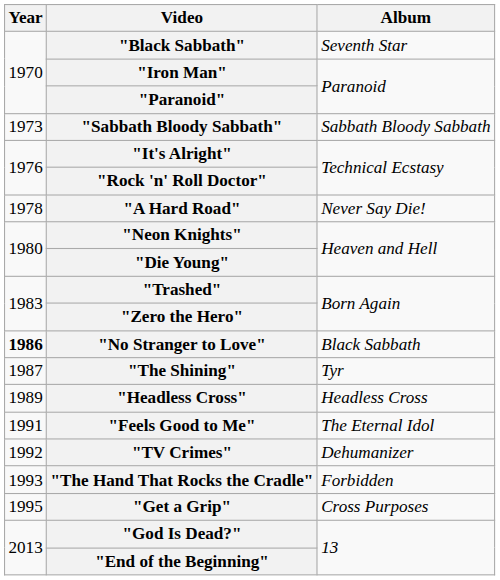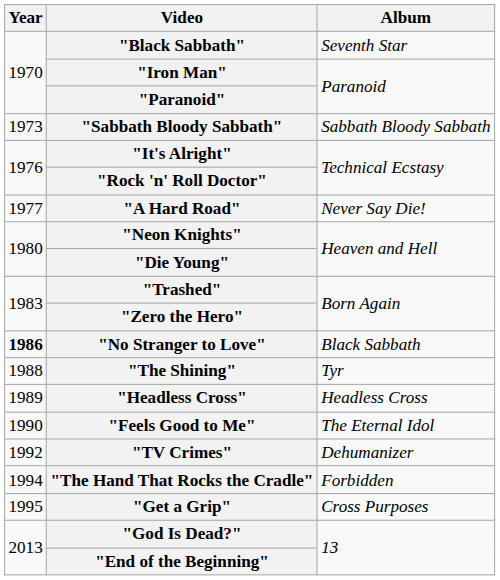(26, 208) 1978 -> (26, 208) 1977
(26, 371) 1987 -> (26, 371) 1988
(26, 425) 1991 -> (26, 425) 1990
(26, 479) 1993 -> (26, 479) 1994
